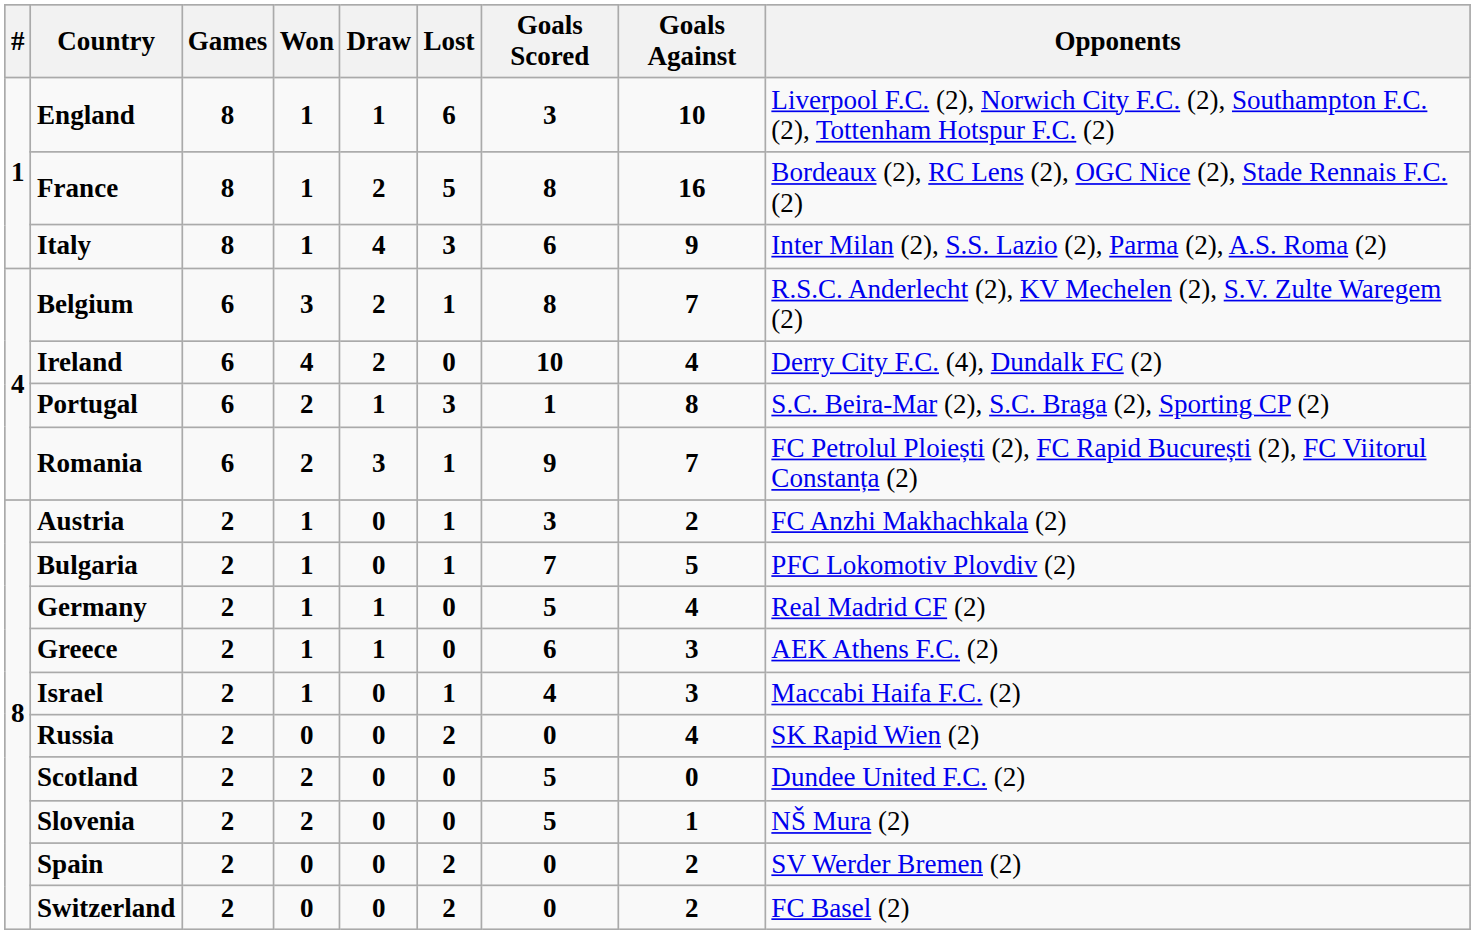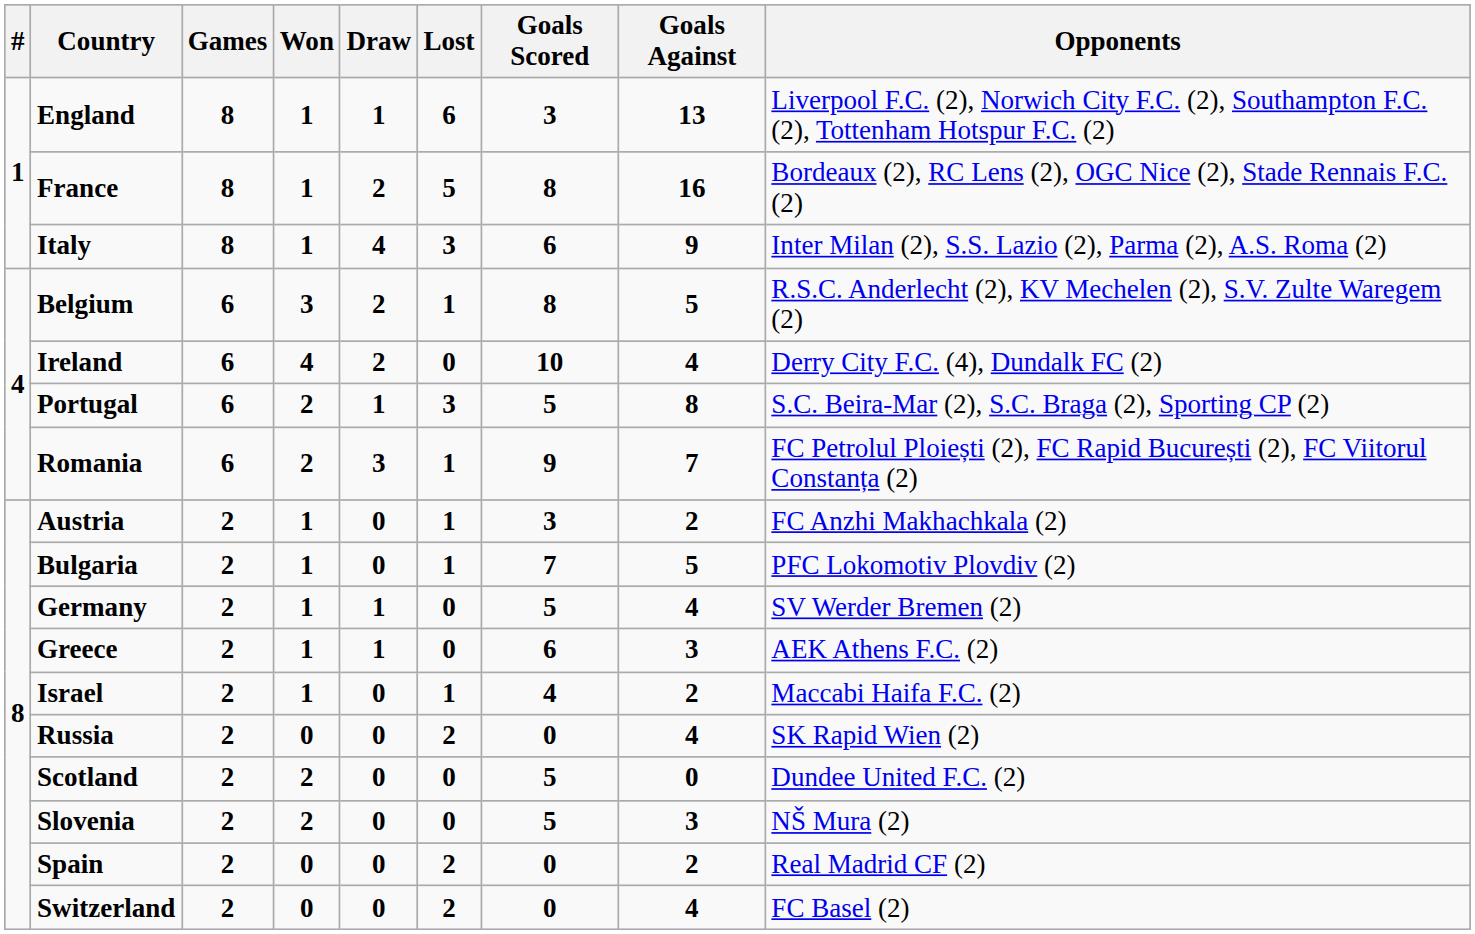(692, 114) 10 -> (692, 114) 13
(692, 303) 7 -> (692, 303) 5
(550, 404) 1 -> (550, 404) 5
(878, 606) Real Madrid CF (2) -> (896, 606) SV Werder Bremen (2)
(692, 692) 3 -> (692, 692) 2
(692, 821) 1 -> (692, 821) 3
(896, 864) SV Werder Bremen (2) -> (878, 864) Real Madrid CF (2)
(692, 907) 2 -> (692, 907) 4
